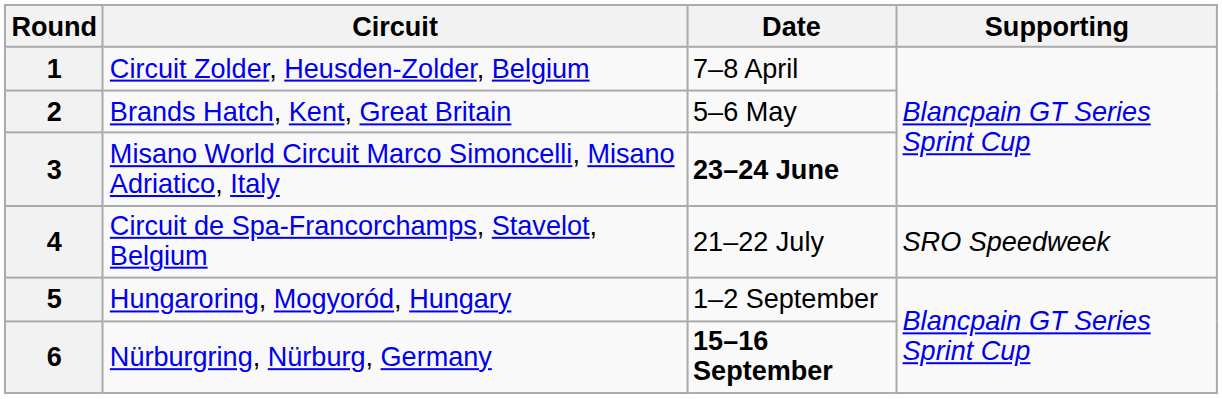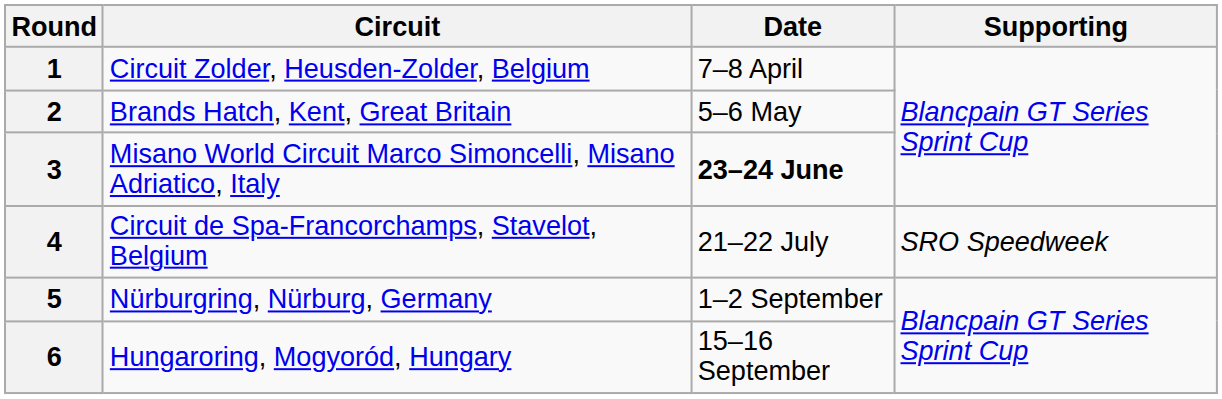(311, 299) Hungaroring, Mogyoród, Hungary -> (301, 299) Nürburgring, Nürburg, Germany
(301, 357) Nürburgring, Nürburg, Germany -> (311, 357) Hungaroring, Mogyoród, Hungary
(763, 357) bold -> (764, 357) normal
